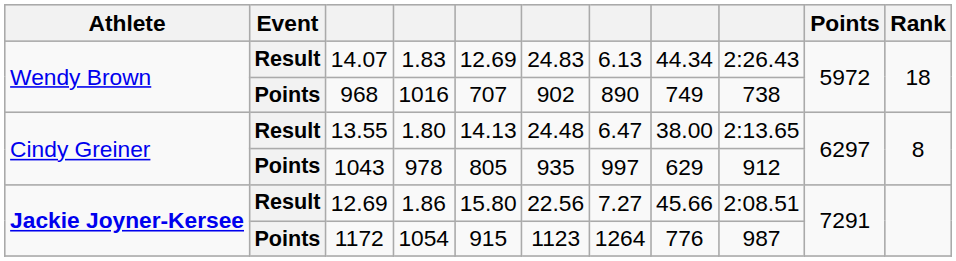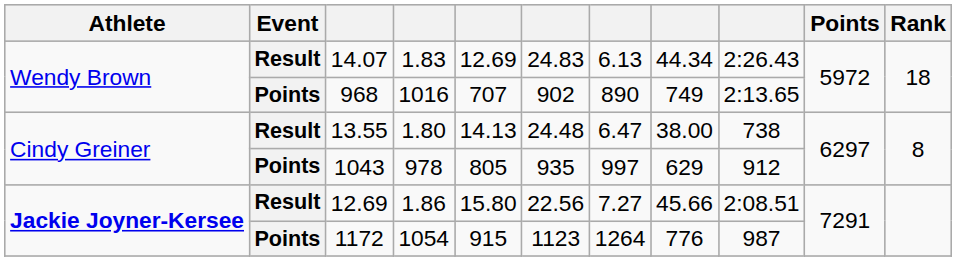(762, 95) 738 -> (762, 95) 2:13.65
(762, 131) 2:13.65 -> (762, 131) 738
